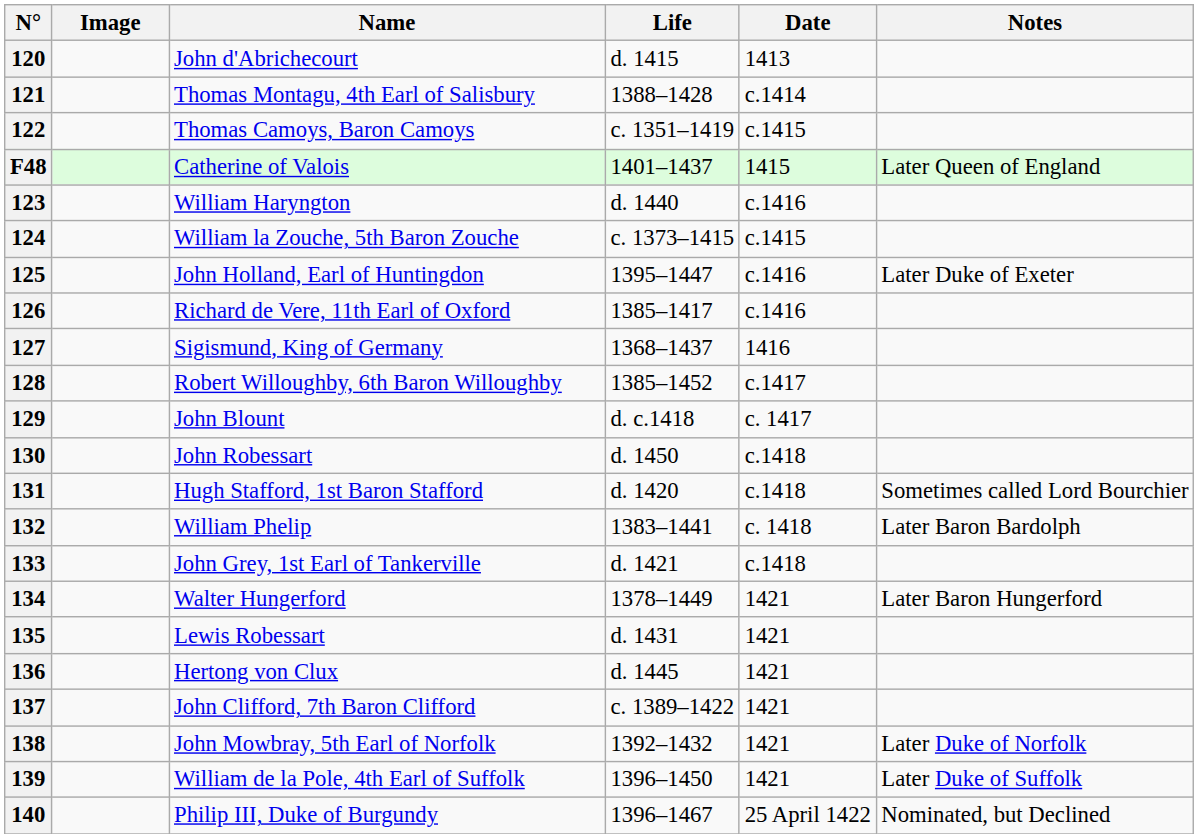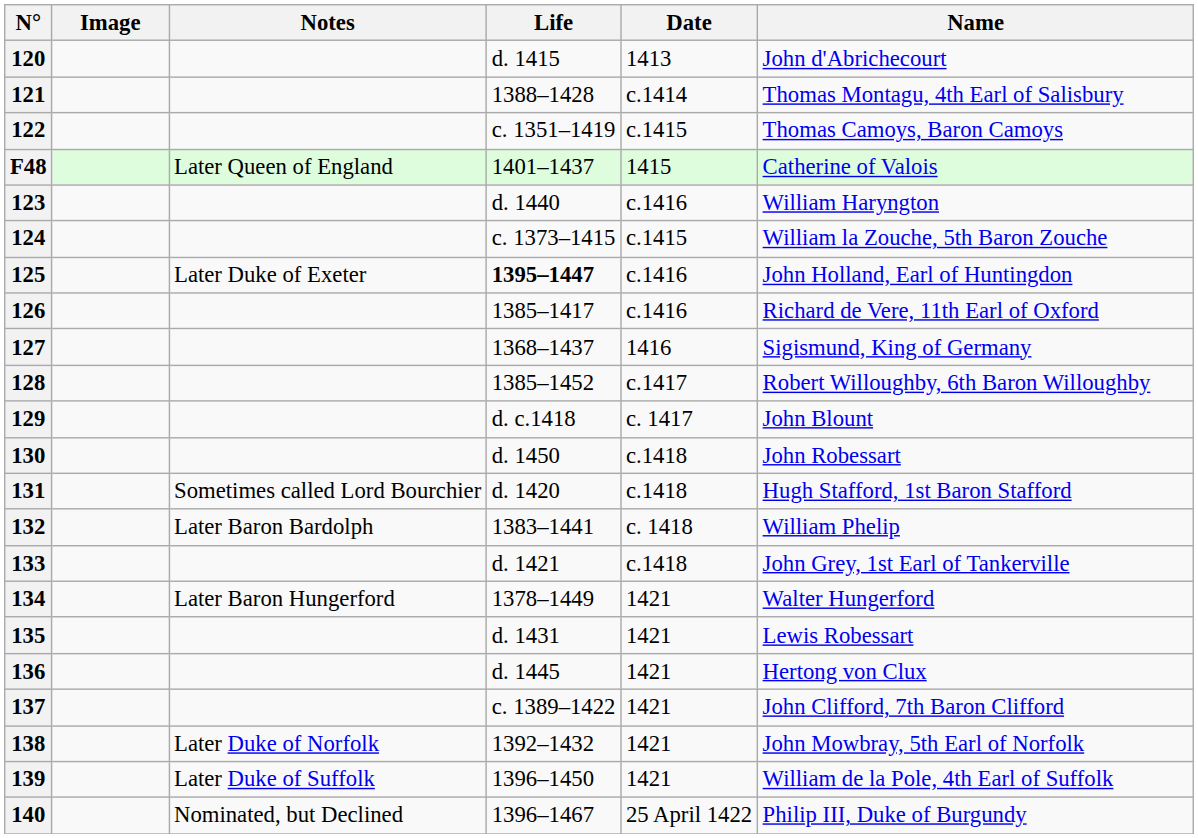columns swapped: (387, 22) <-> (1035, 22)
(662, 274) normal -> (543, 274) bold
